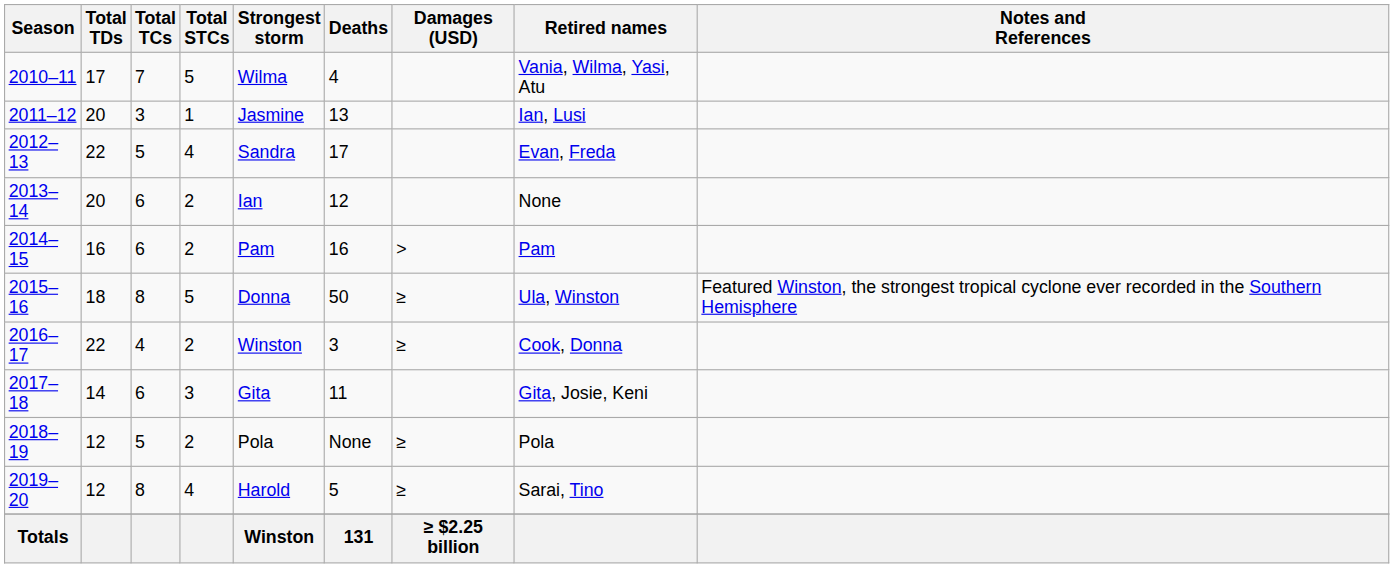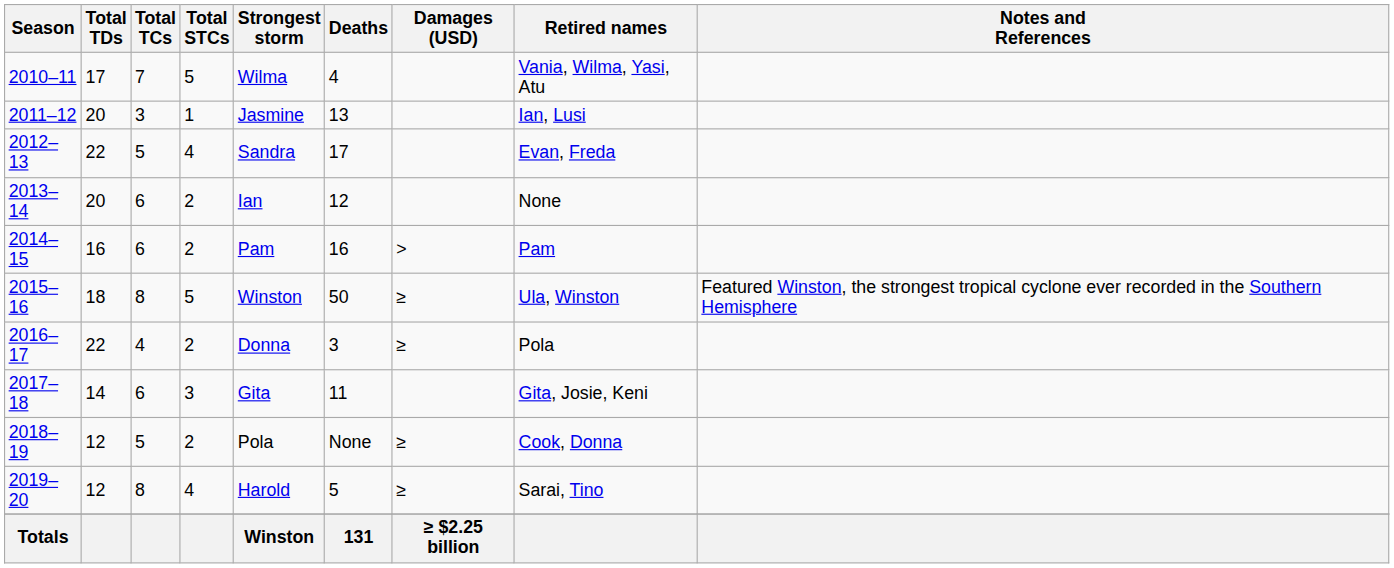(264, 297) Donna -> (270, 297) Winston
(270, 345) Winston -> (264, 345) Donna
(570, 345) Cook, Donna -> (536, 345) Pola
(536, 441) Pola -> (570, 441) Cook, Donna
